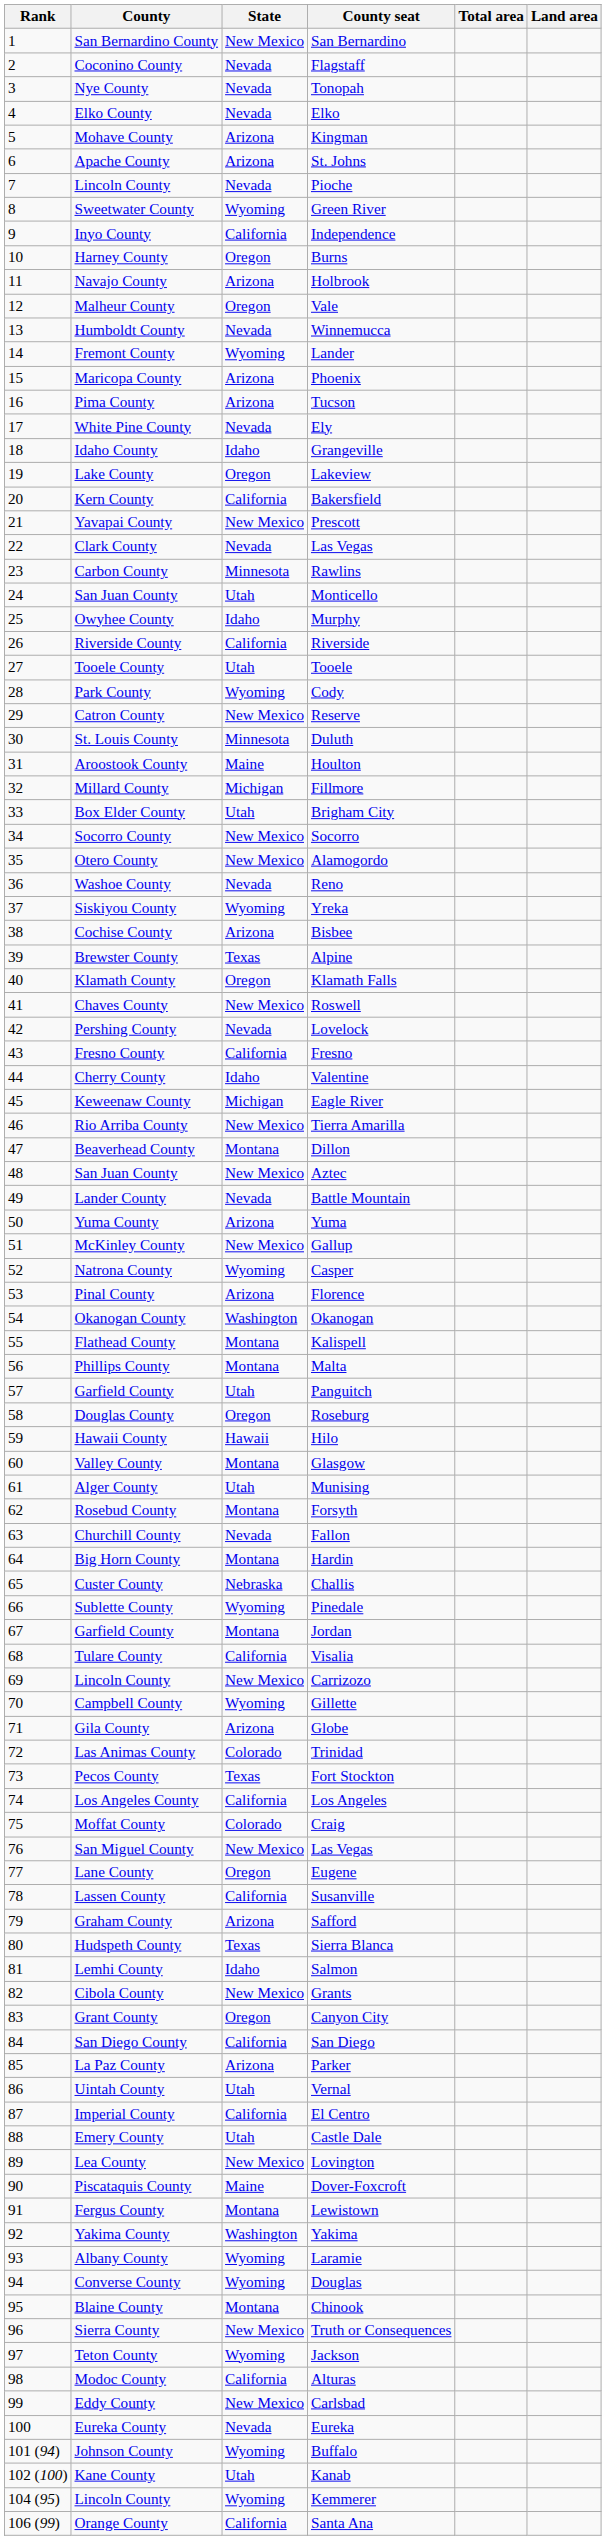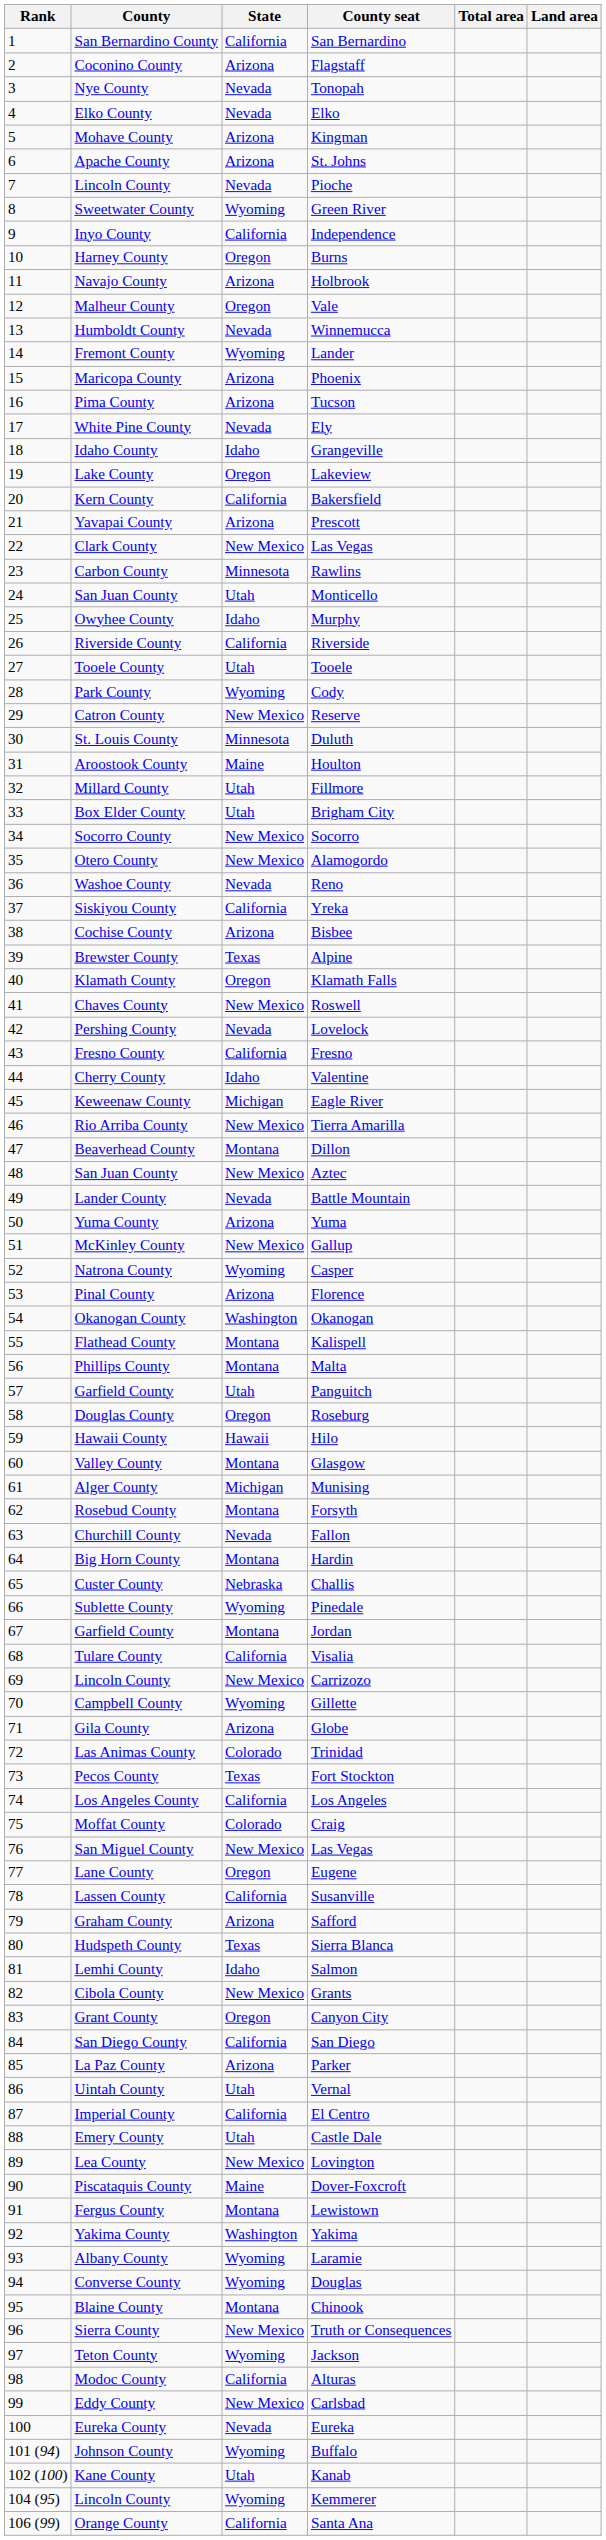(265, 40) New Mexico -> (256, 40) California
(248, 64) Nevada -> (250, 64) Arizona
(265, 522) New Mexico -> (250, 522) Arizona
(248, 546) Nevada -> (265, 546) New Mexico
(254, 787) Michigan -> (240, 787) Utah
(255, 908) Wyoming -> (256, 908) California
(240, 1487) Utah -> (254, 1487) Michigan
